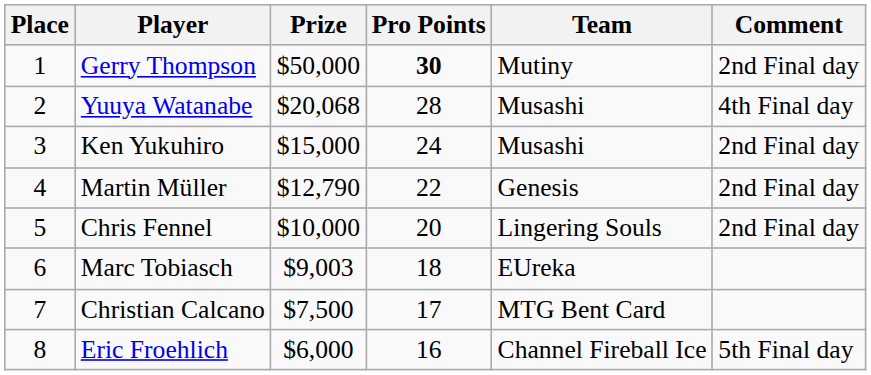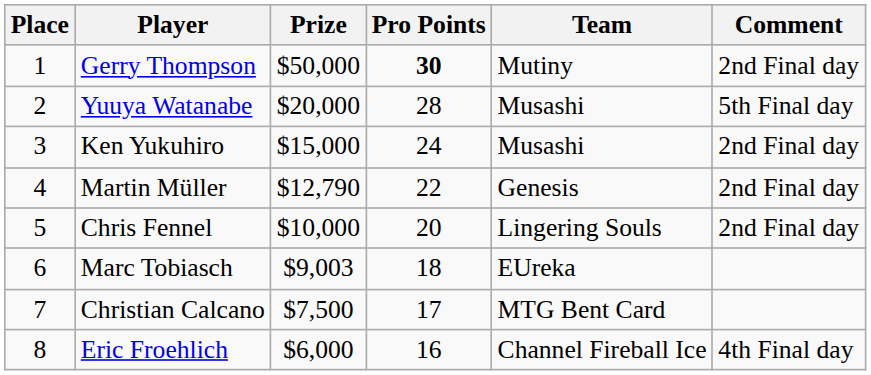(318, 106) $20,068 -> (318, 106) $20,000
(786, 106) 4th Final day -> (786, 106) 5th Final day
(786, 349) 5th Final day -> (786, 349) 4th Final day
